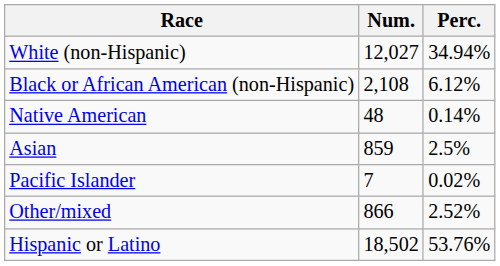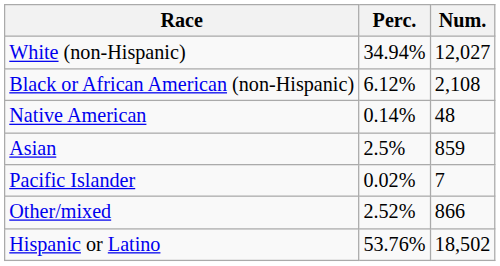columns swapped: (391, 20) <-> (459, 20)
